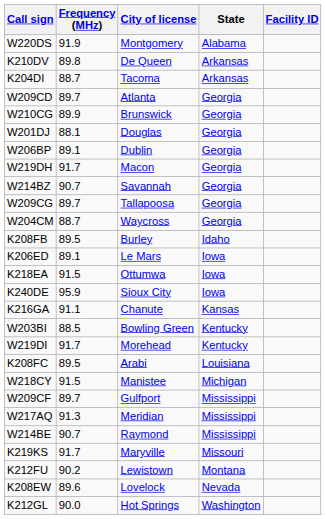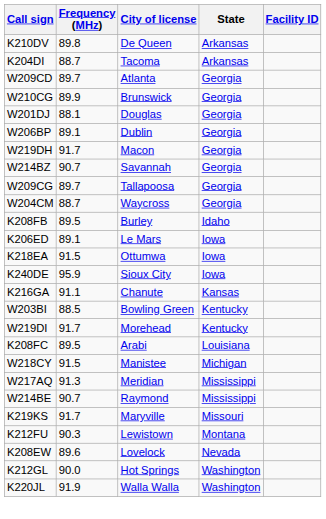- row: (29, 43)
- row: (29, 398)
(70, 470) 90.2 -> (70, 434) 90.3
+ row: (26, 487)
